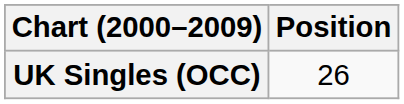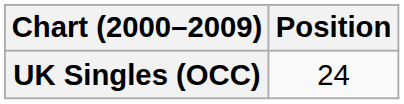(334, 74) 26 -> (334, 74) 24
